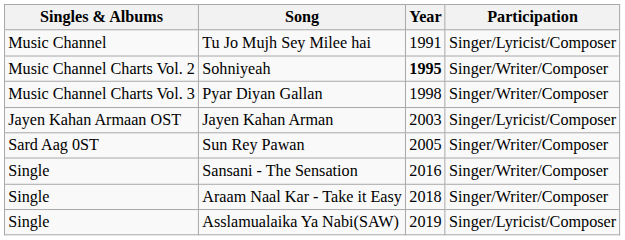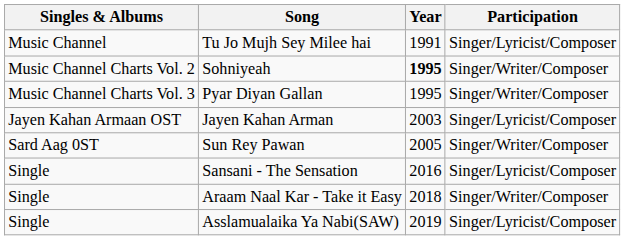(425, 94) 1998 -> (425, 94) 1995
(529, 171) Singer/Writer/Composer -> (533, 171) Singer/Lyricist/Composer
